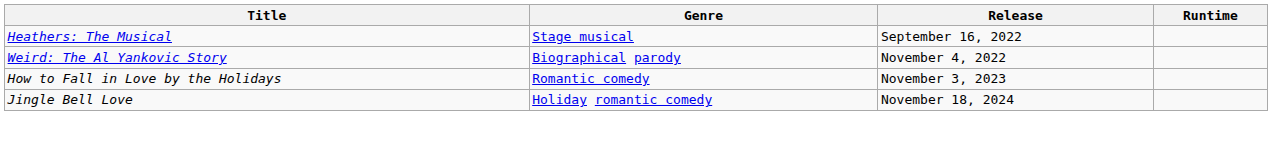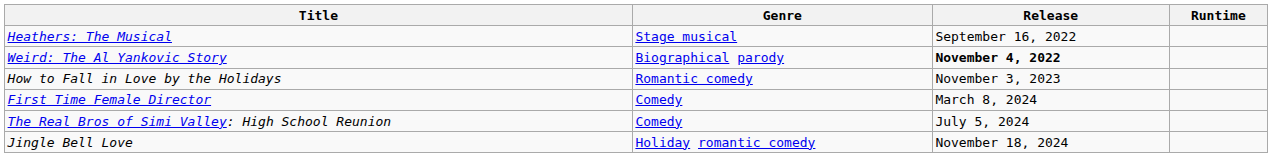(944, 57) normal -> (998, 57) bold
+ row: (109, 100)
+ row: (199, 121)
